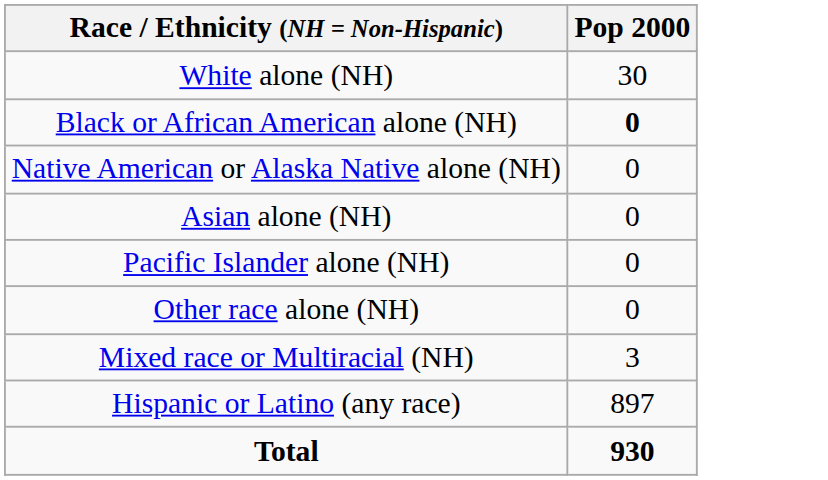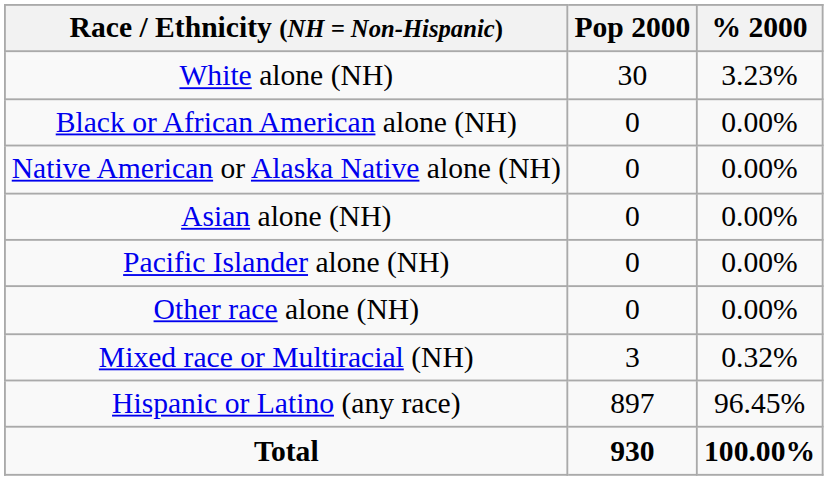+ column: (760, 27)
(632, 121) bold -> (632, 121) normal
